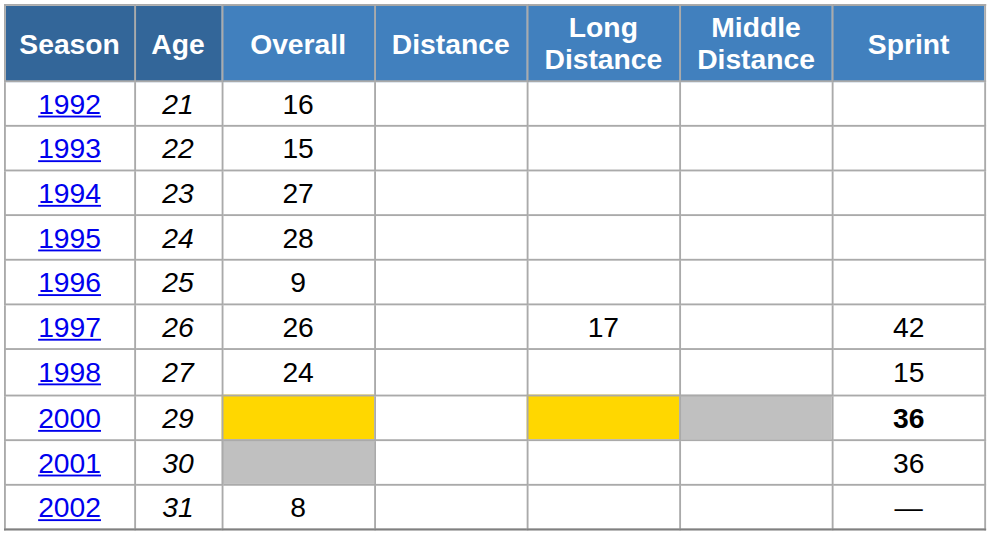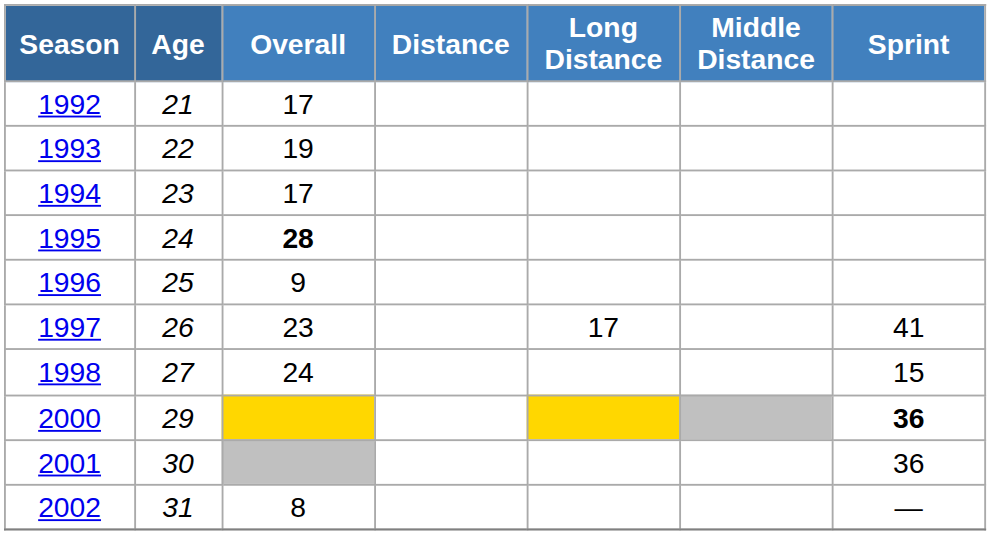(298, 104) 16 -> (298, 104) 17
(298, 149) 15 -> (298, 149) 19
(298, 193) 27 -> (298, 193) 17
(298, 238) normal -> (298, 238) bold
(298, 328) 26 -> (298, 328) 23
(909, 328) 42 -> (909, 328) 41
